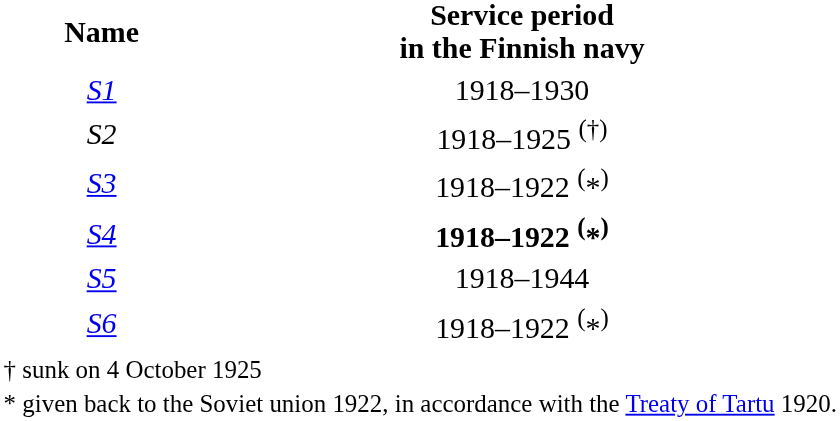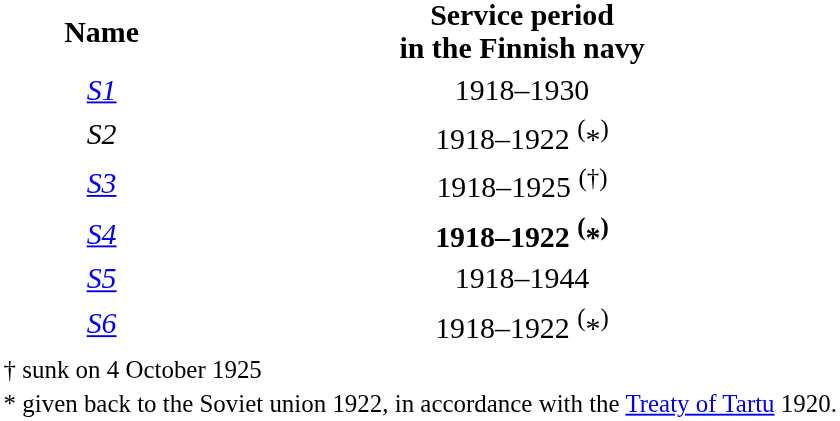(522, 134) 1918–1925 (†) -> (522, 134) 1918–1922 (*)
(522, 184) 1918–1922 (*) -> (522, 184) 1918–1925 (†)
